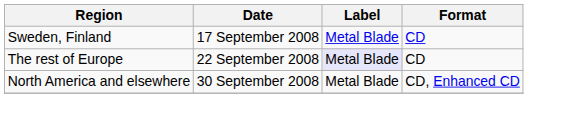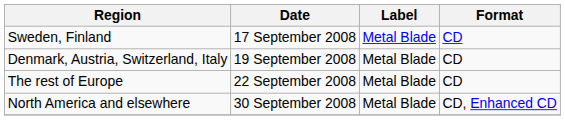+ row: (118, 59)
(362, 59) lavender background -> (399, 81) no background
